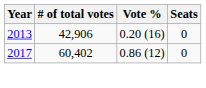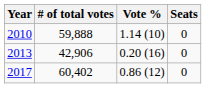+ row: (20, 33)
